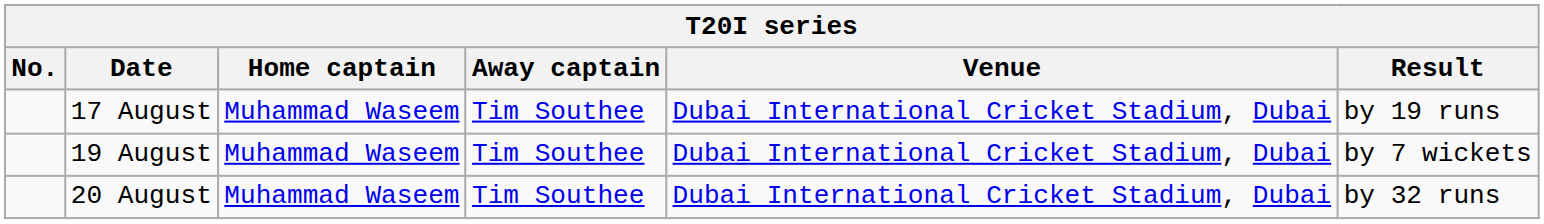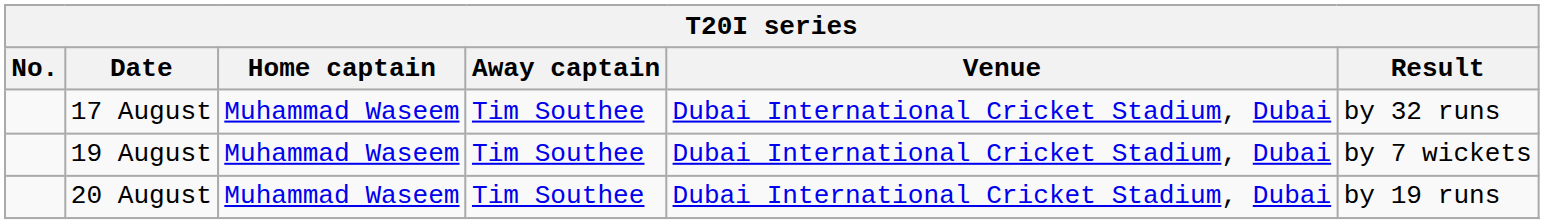(1422, 111) by 19 runs -> (1422, 111) by 32 runs
(1422, 197) by 32 runs -> (1422, 197) by 19 runs
